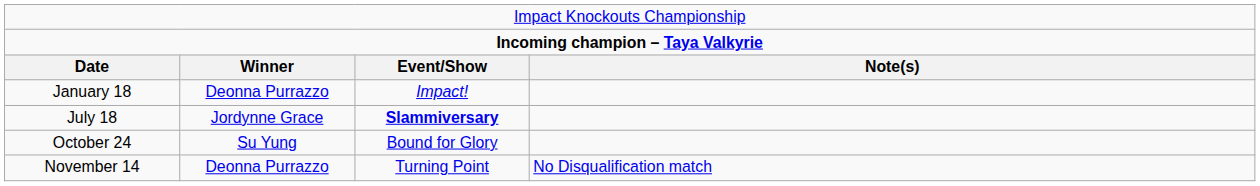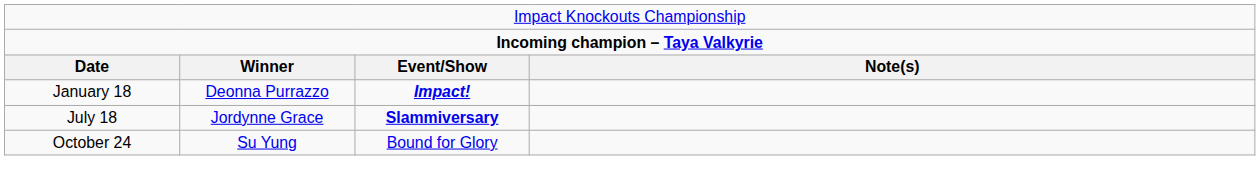(442, 92) normal -> (442, 92) bold
- row: (92, 167)
